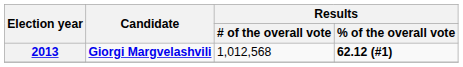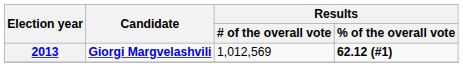(244, 52) 1,012,568 -> (244, 52) 1,012,569
